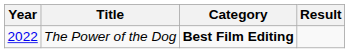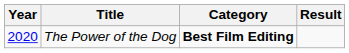(23, 36) 2022 -> (23, 36) 2020
